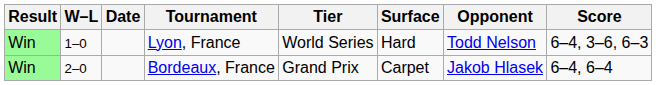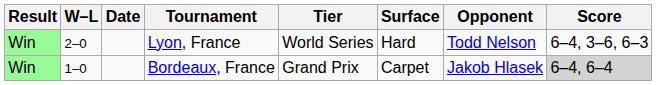(76, 43) 1–0 -> (76, 43) 2–0
(76, 68) 2–0 -> (76, 68) 1–0
(582, 67) no background -> (582, 67) lightgrey background
